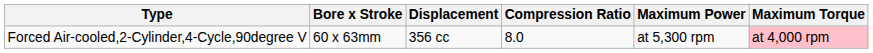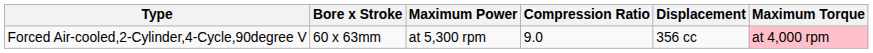columns swapped: (454, 15) <-> (691, 15)
(514, 37) 8.0 -> (533, 37) 9.0
